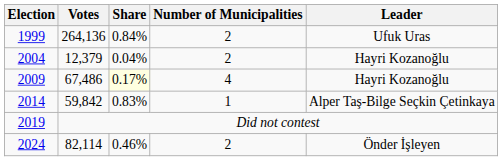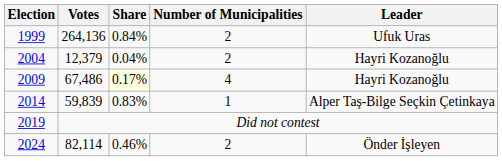(84, 101) 59,842 -> (84, 101) 59,839
